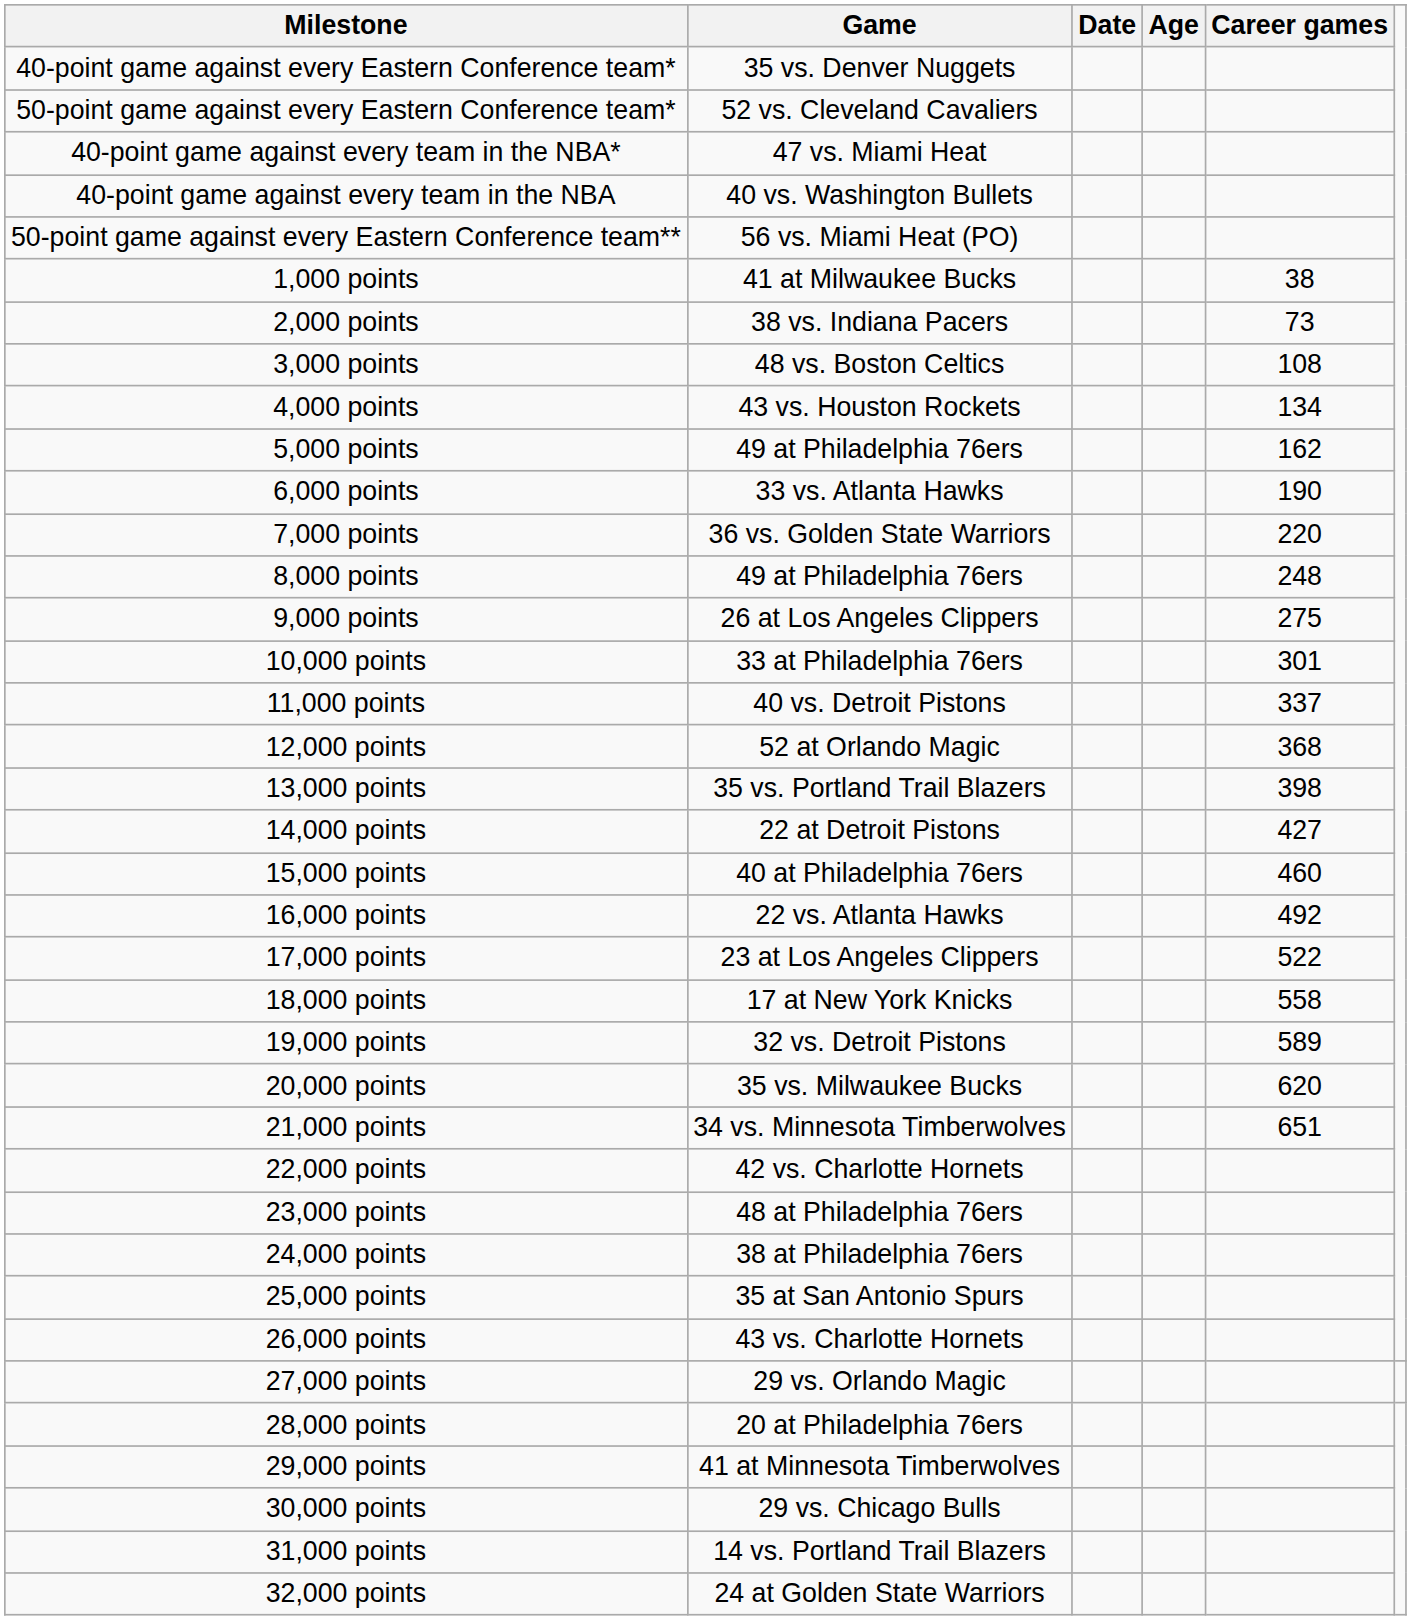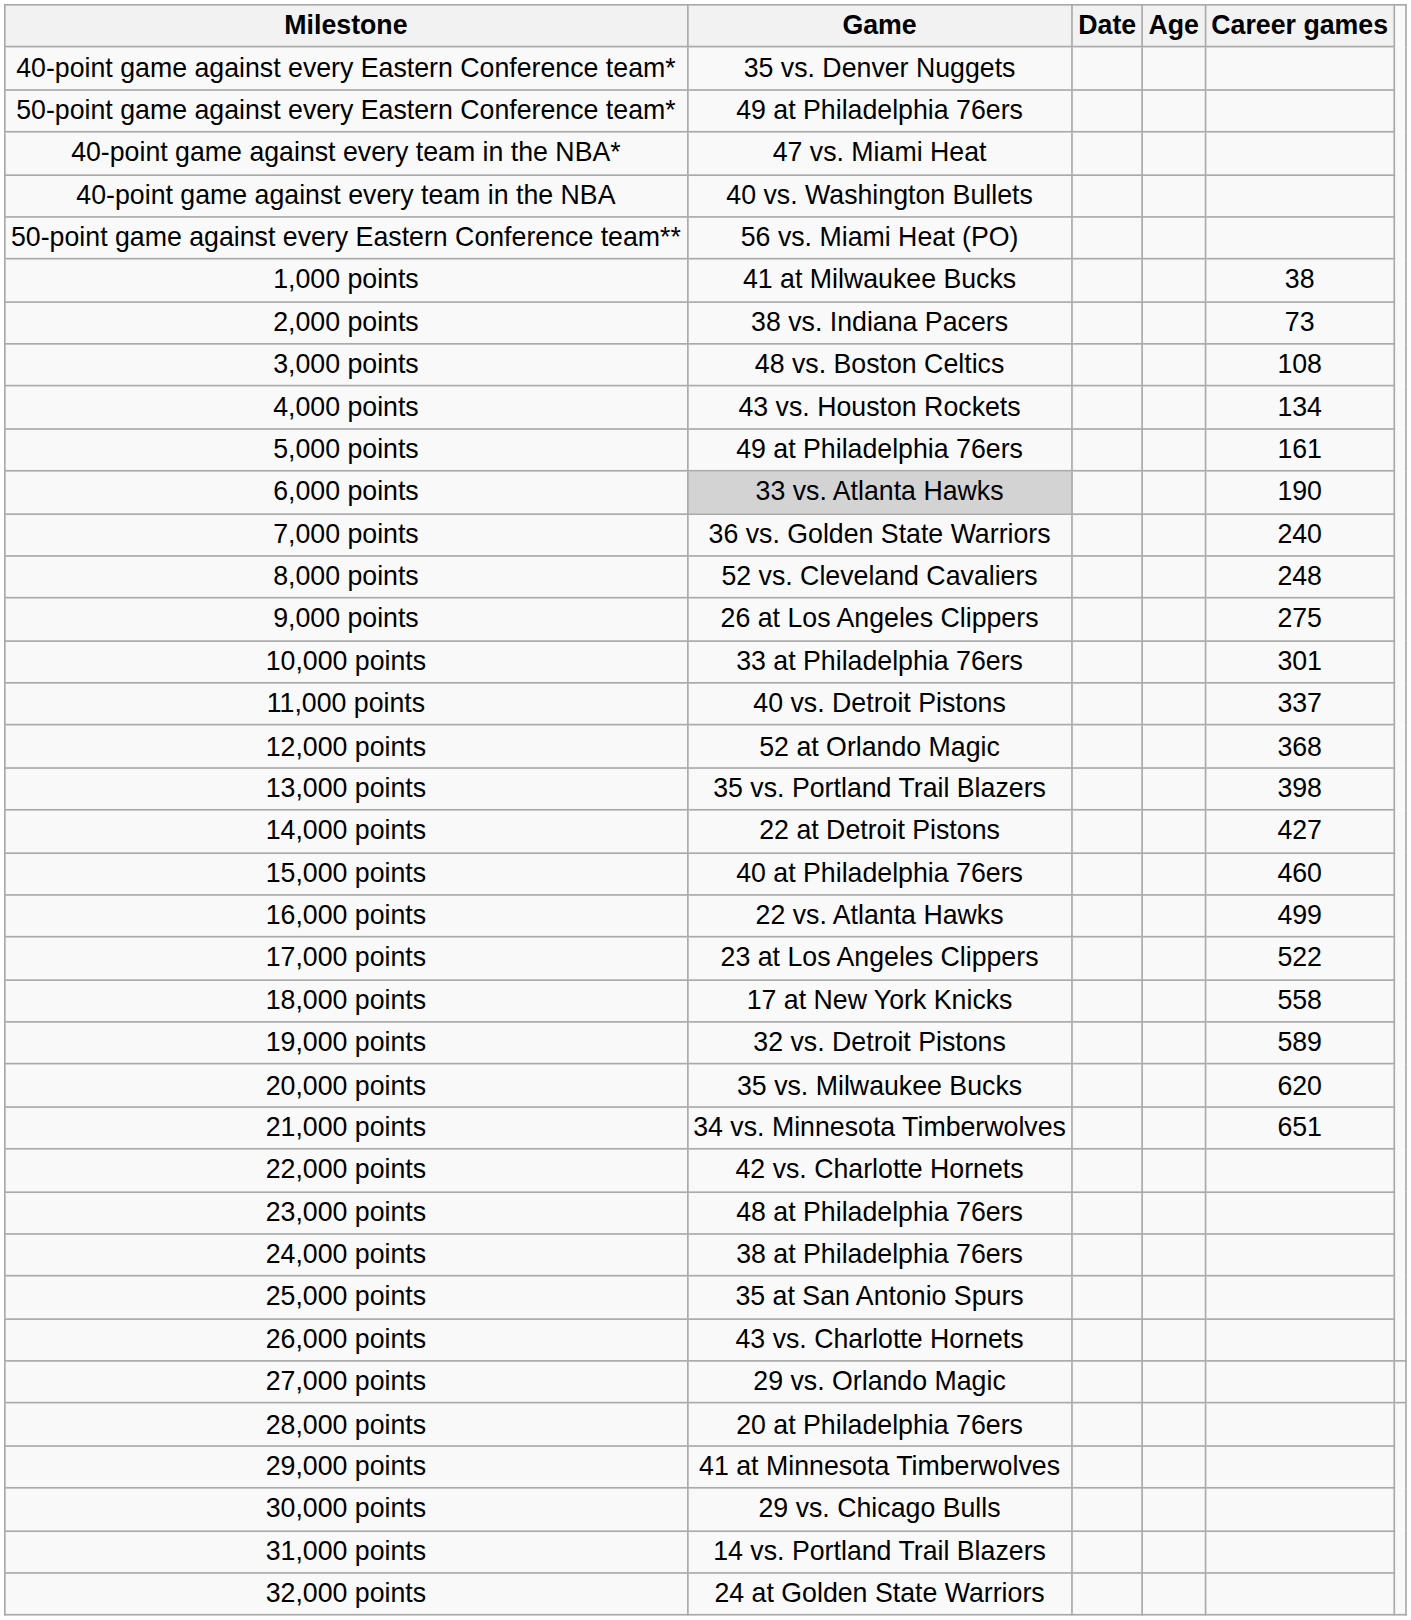(880, 110) 52 vs. Cleveland Cavaliers -> (880, 110) 49 at Philadelphia 76ers
(1300, 449) 162 -> (1300, 449) 161
(880, 491) no background -> (880, 491) lightgrey background
(1300, 534) 220 -> (1300, 534) 240
(880, 576) 49 at Philadelphia 76ers -> (880, 576) 52 vs. Cleveland Cavaliers
(1300, 915) 492 -> (1300, 915) 499
